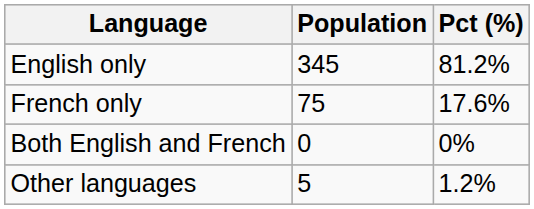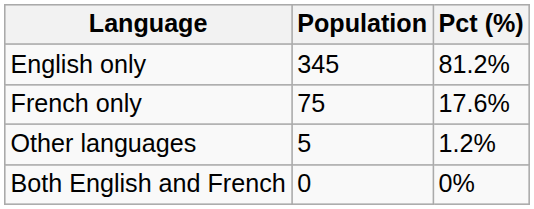rows swapped: (148, 143) <-> (103, 183)
